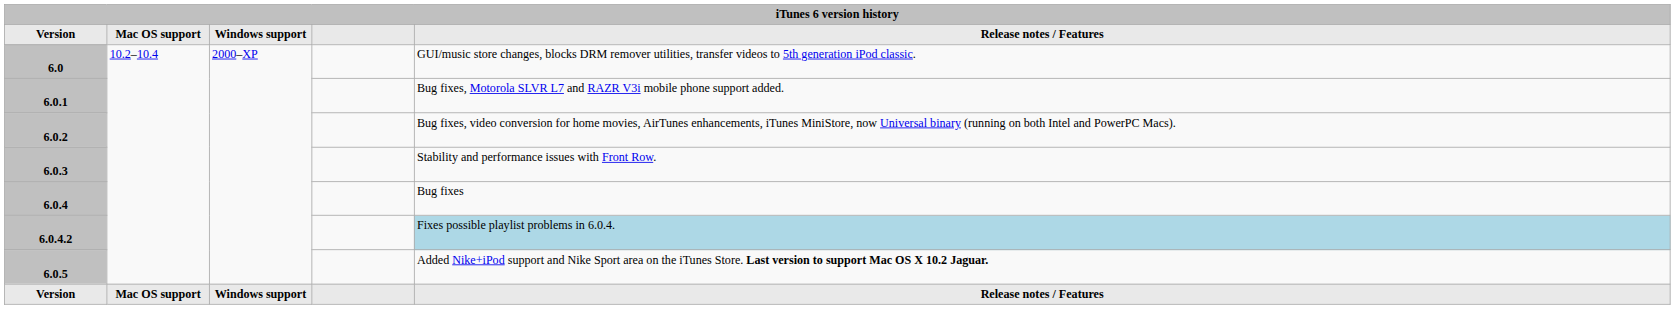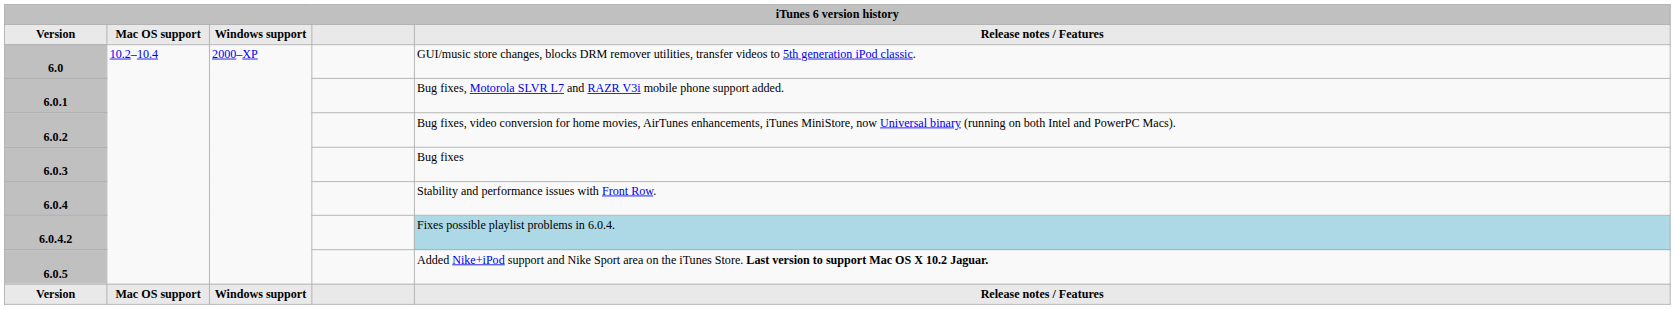(537, 157) Stability and performance issues with Front Row. -> (440, 157) Bug fixes
(440, 191) Bug fixes -> (537, 191) Stability and performance issues with Front Row.
